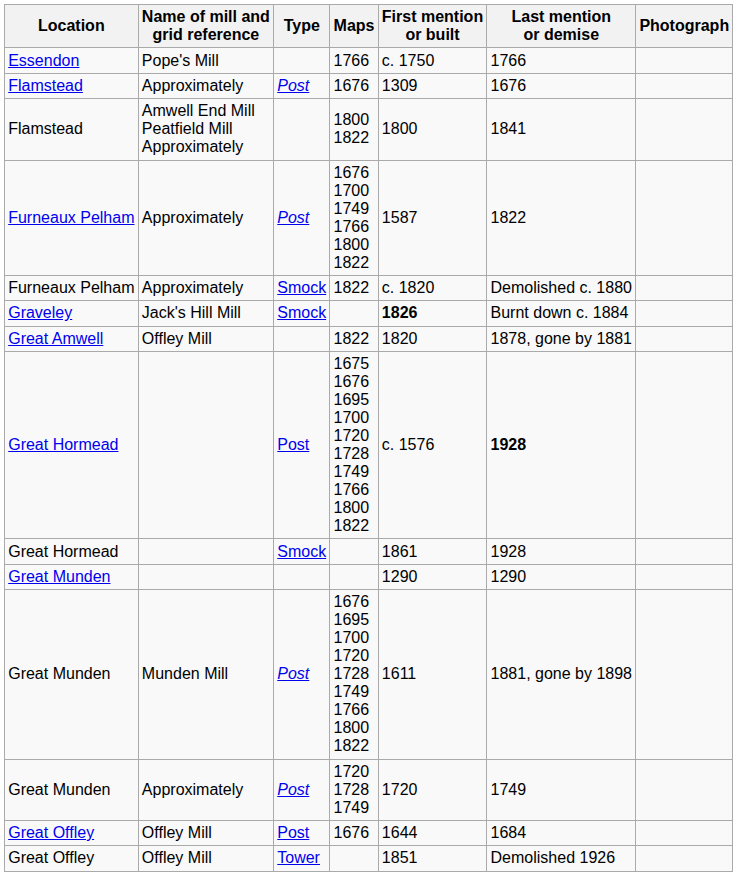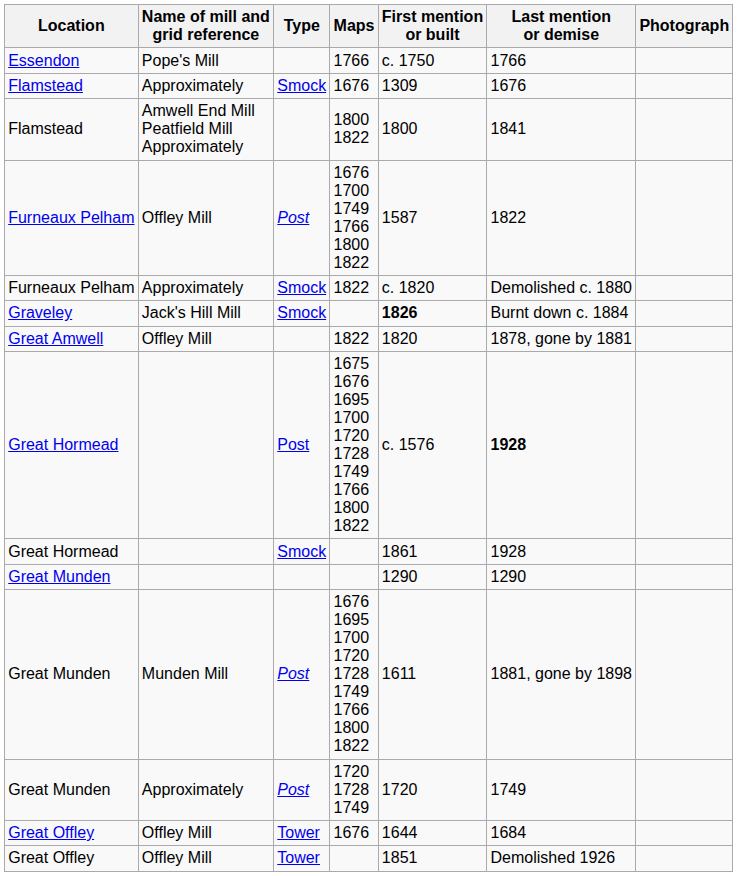(293, 85) Post -> (302, 85) Smock
(193, 217) Approximately -> (177, 217) Offley Mill
(293, 833) Post -> (299, 833) Tower
